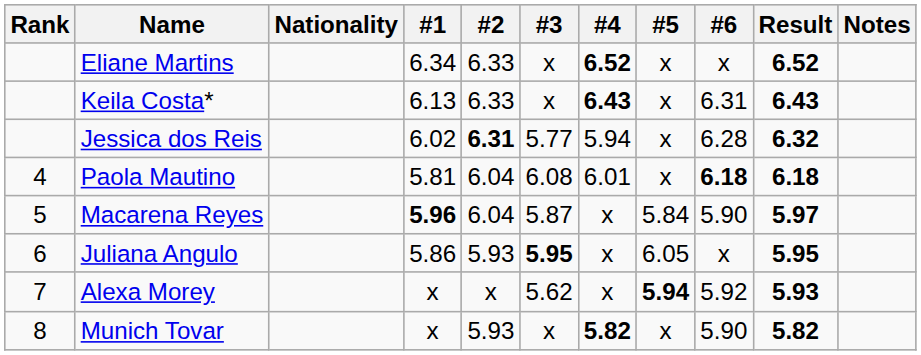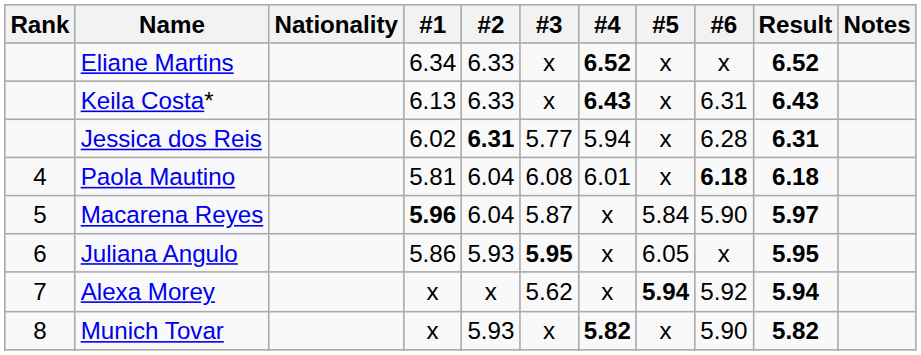(795, 139) 6.32 -> (795, 139) 6.31
(795, 292) 5.93 -> (795, 292) 5.94
